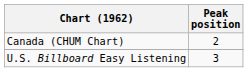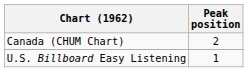(216, 58) 3 -> (216, 58) 1
